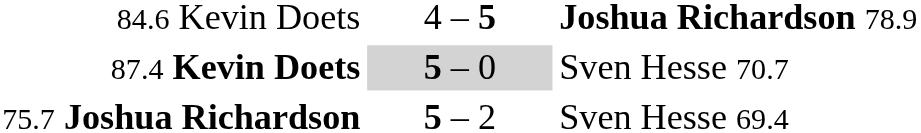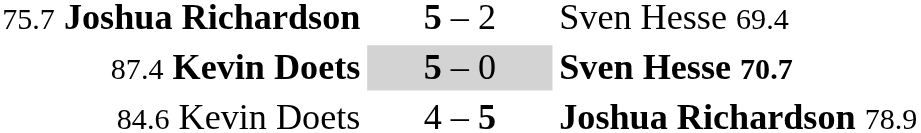rows swapped: (181, 116) <-> (239, 17)
(674, 67) normal -> (676, 67) bold
